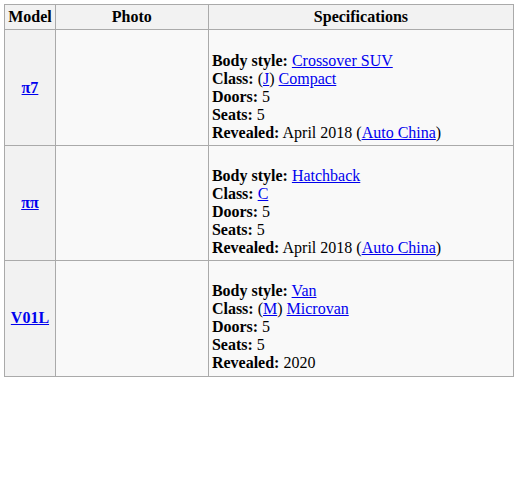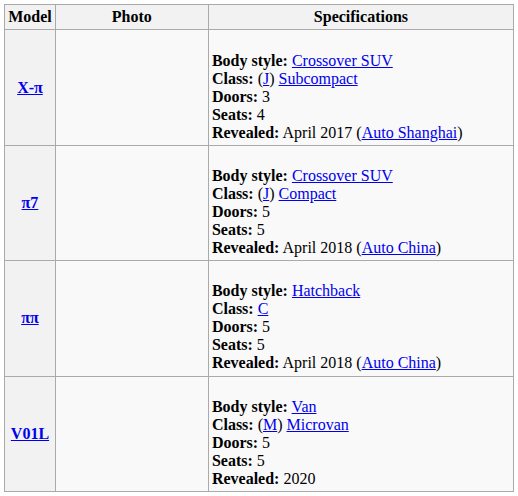+ row: (30, 87)
